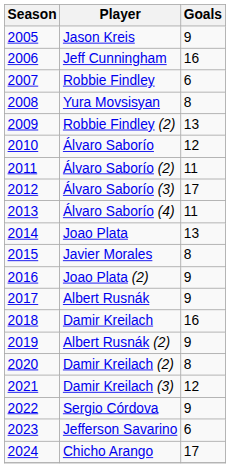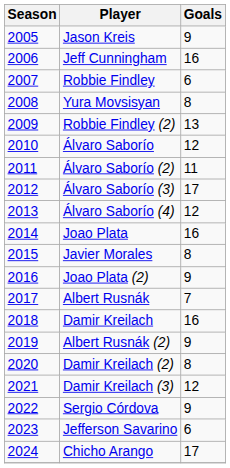(191, 211) 11 -> (191, 211) 12
(191, 233) 13 -> (191, 233) 16
(188, 299) 9 -> (188, 299) 7
